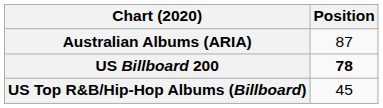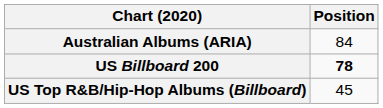(344, 41) 87 -> (344, 41) 84
